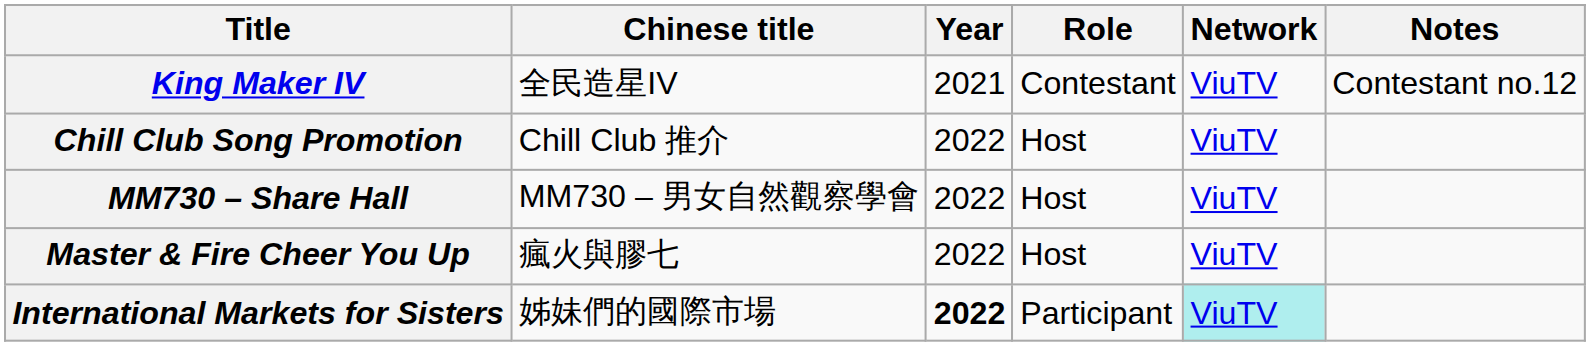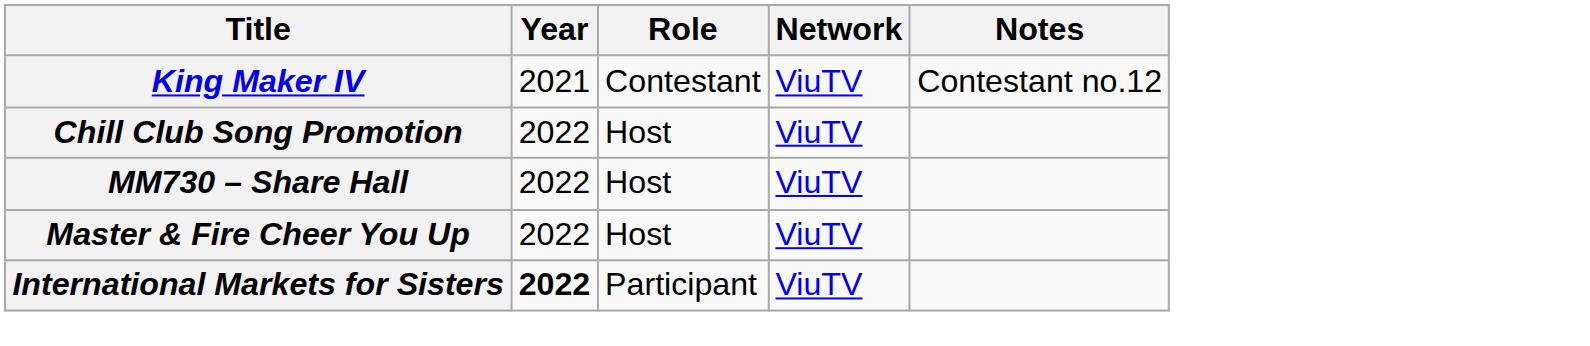- column: (719, 30)
(1234, 312) paleturquoise background -> (819, 285) no background
